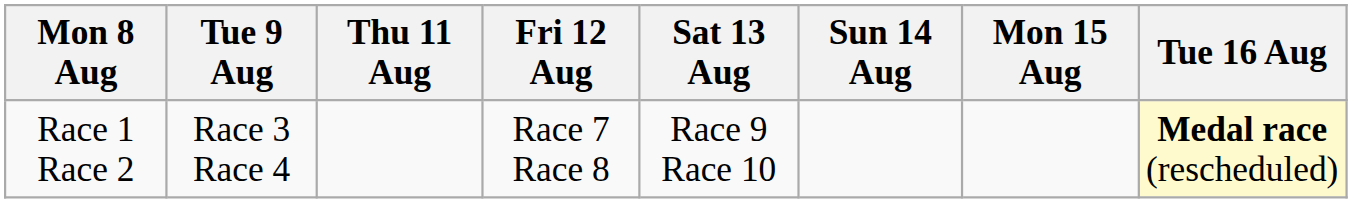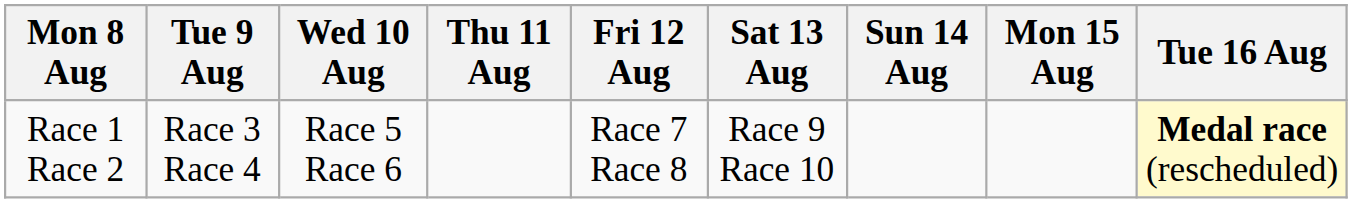+ column: (353, 52)
